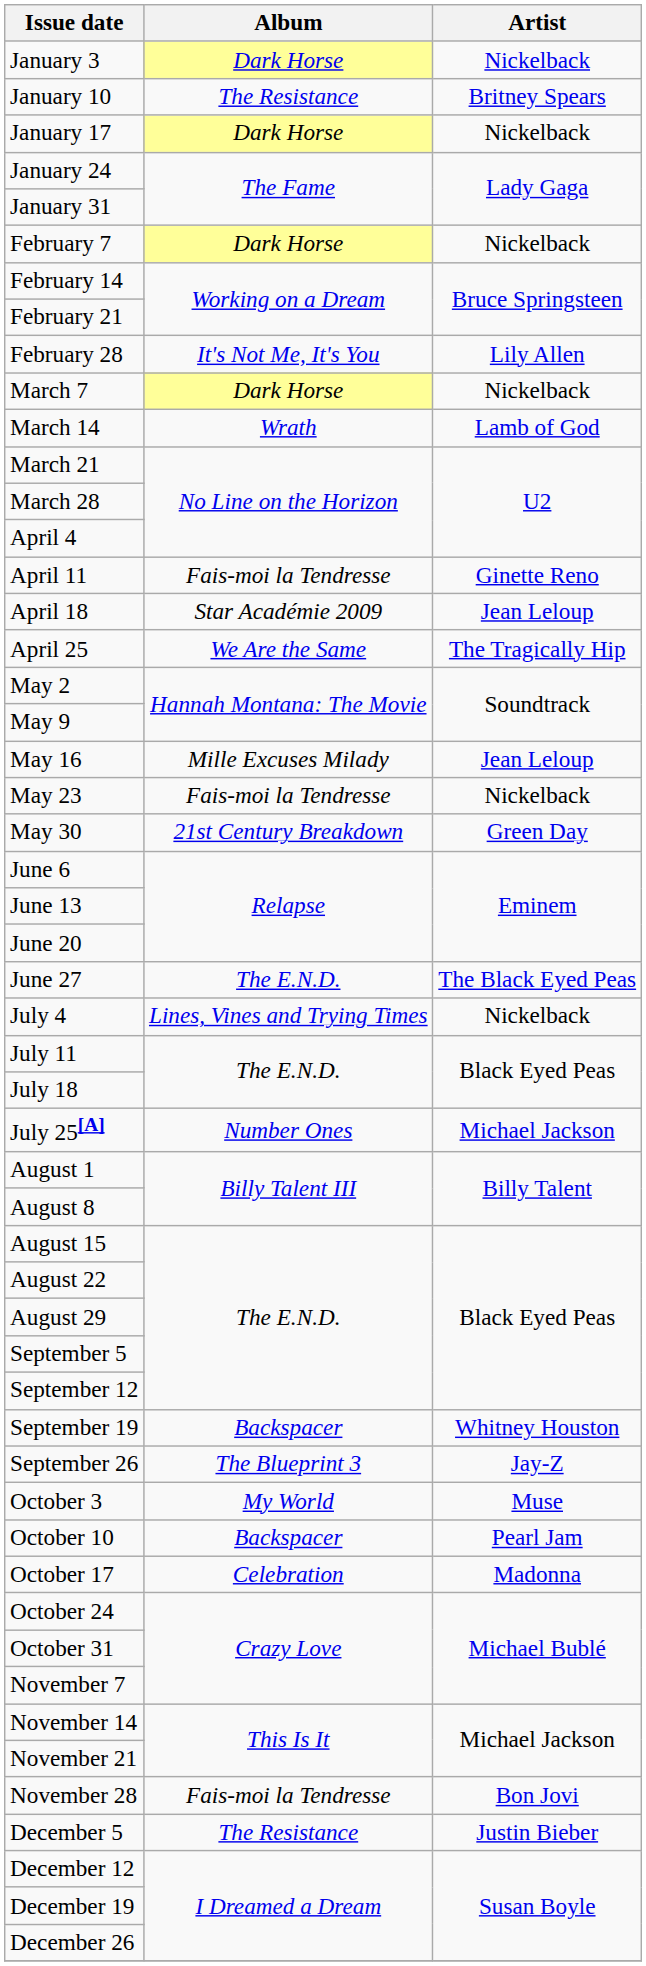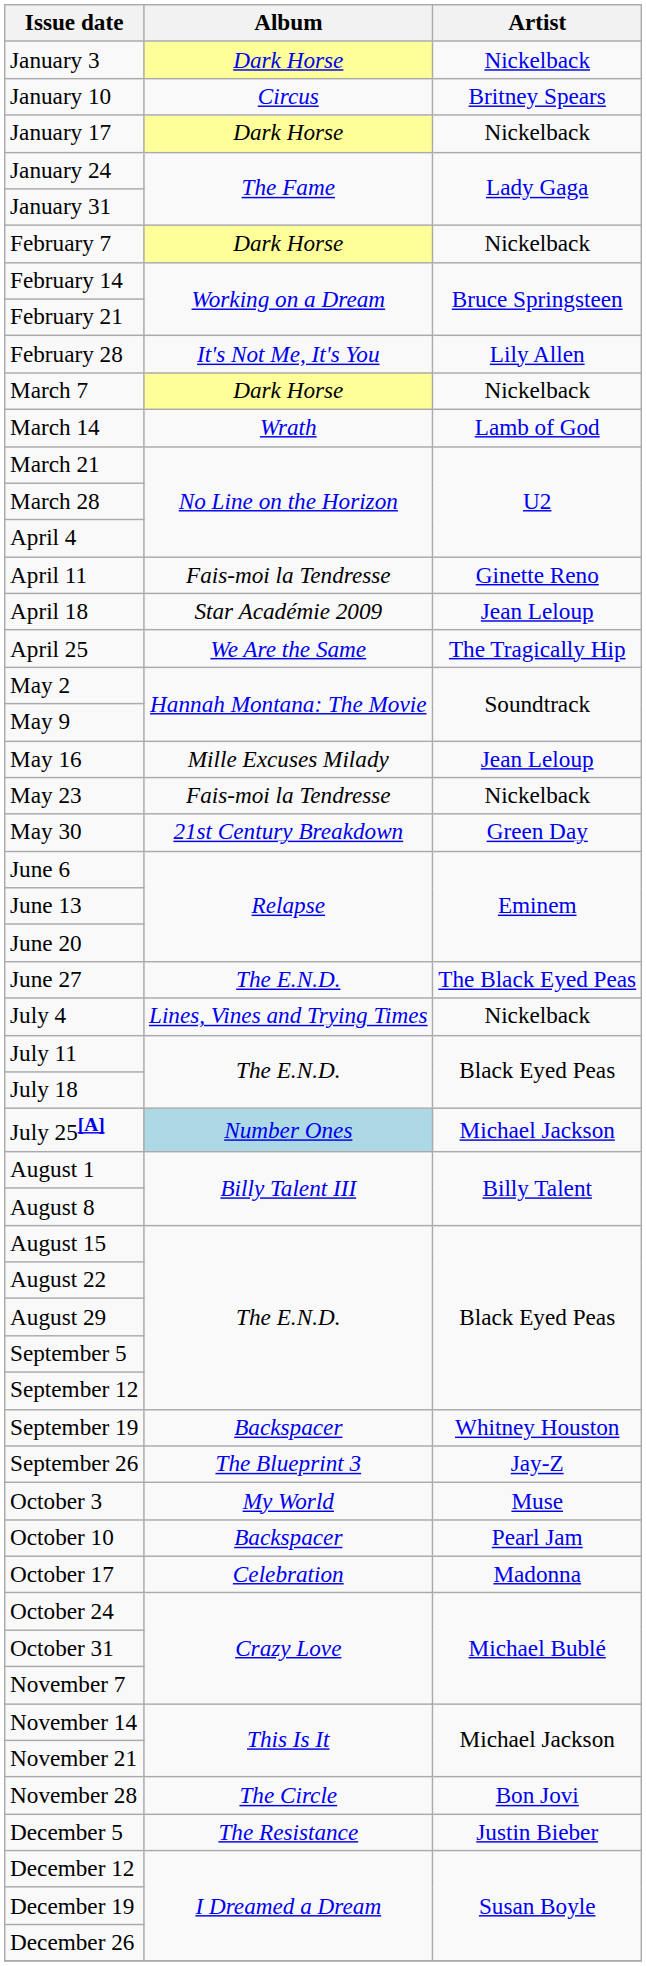(288, 96) The Resistance -> (288, 96) Circus
(288, 1129) no background -> (288, 1129) lightblue background
(288, 1795) Fais-moi la Tendresse -> (288, 1795) The Circle
